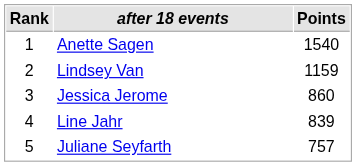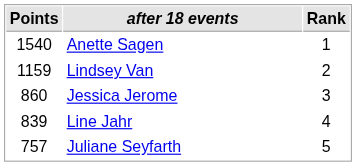columns swapped: (29, 18) <-> (321, 18)
